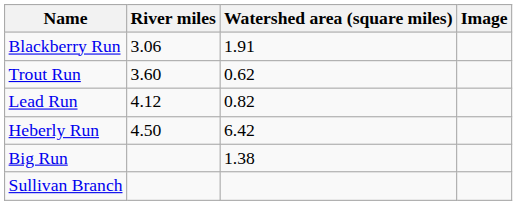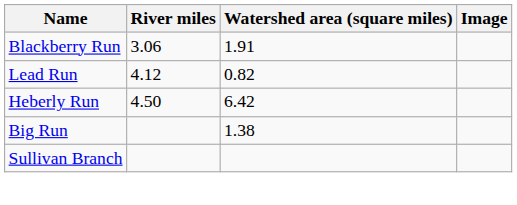- row: (45, 74)
